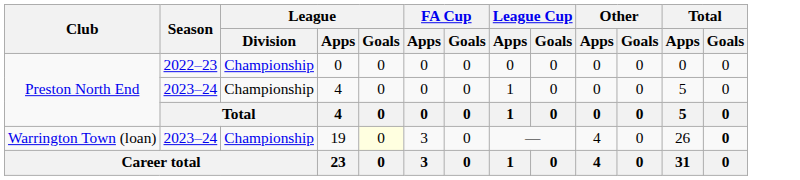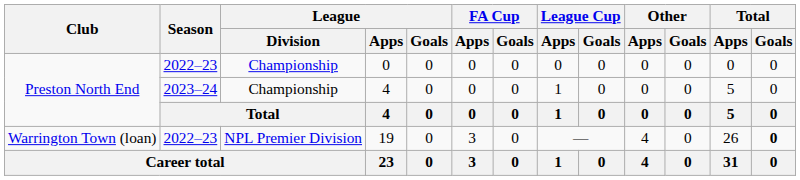(190, 138) 2023–24 -> (190, 138) 2022–23
(269, 138) Championship -> (293, 138) NPL Premier Division
(381, 138) lightyellow background -> (429, 138) no background
